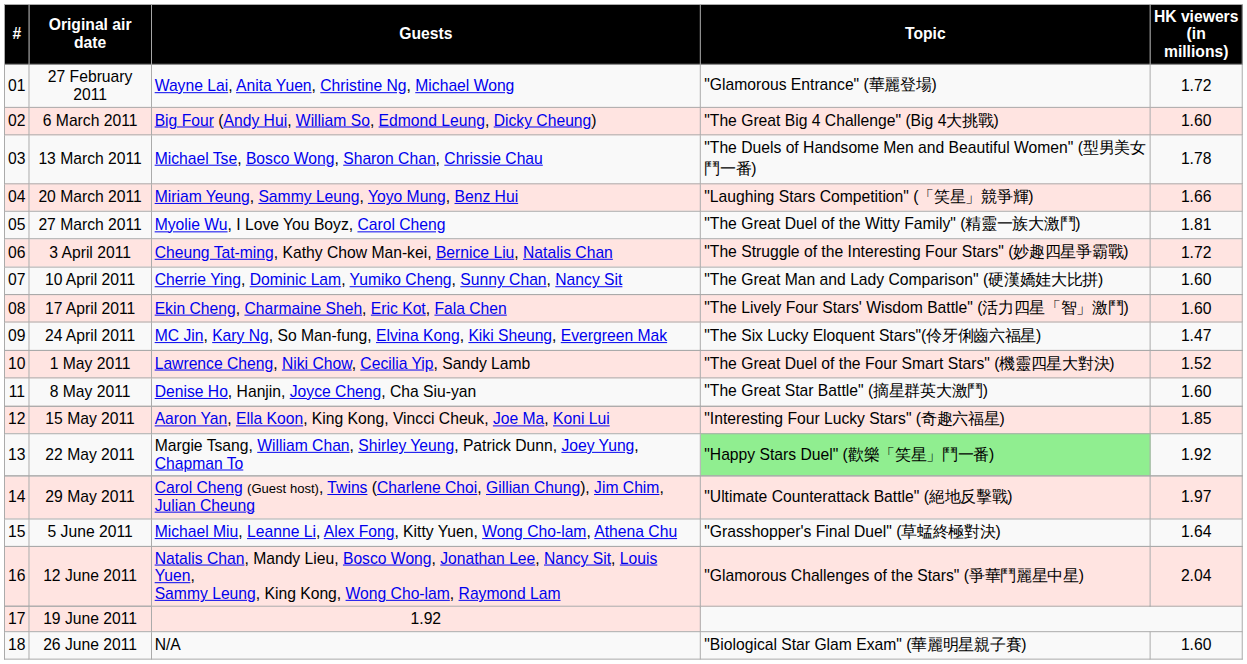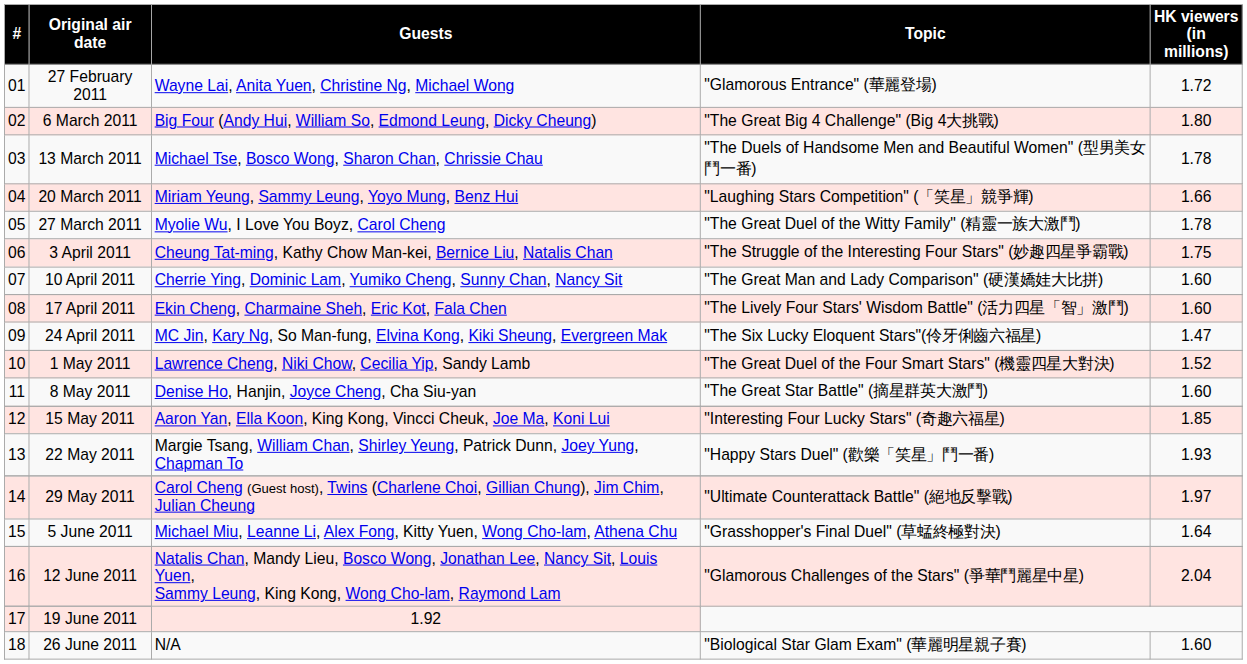(1196, 121) 1.60 -> (1196, 121) 1.80
(1196, 225) 1.81 -> (1196, 225) 1.78
(1196, 252) 1.72 -> (1196, 252) 1.75
(849, 454) lightgreen background -> (849, 454) no background
(1196, 454) 1.92 -> (1196, 454) 1.93
